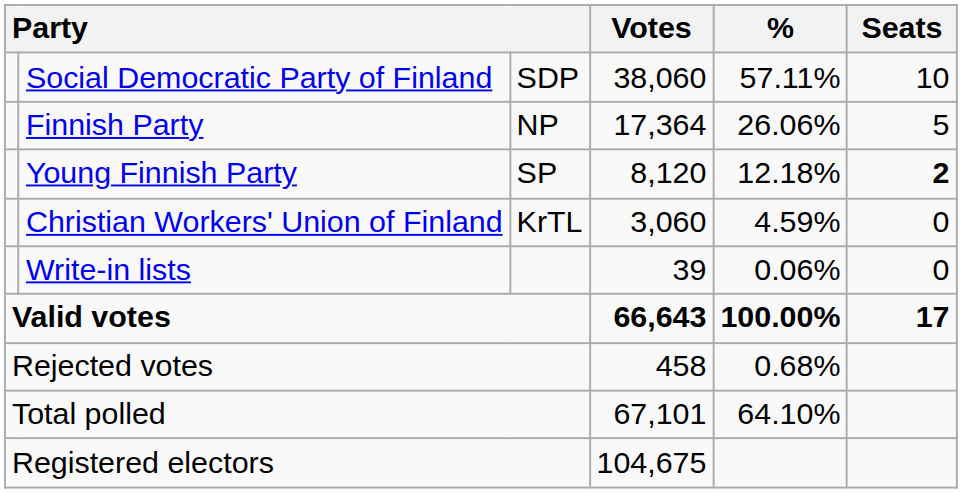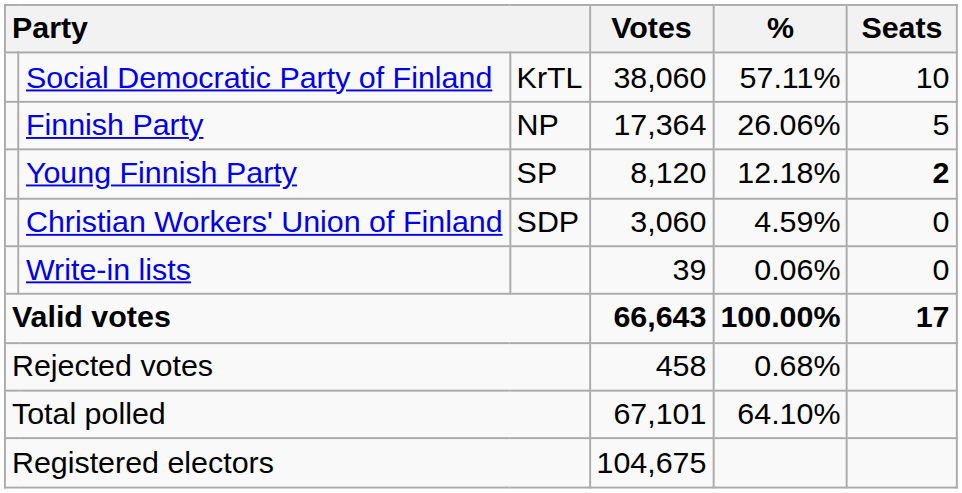(548, 76) SDP -> (550, 76) KrTL
(550, 221) KrTL -> (548, 221) SDP
